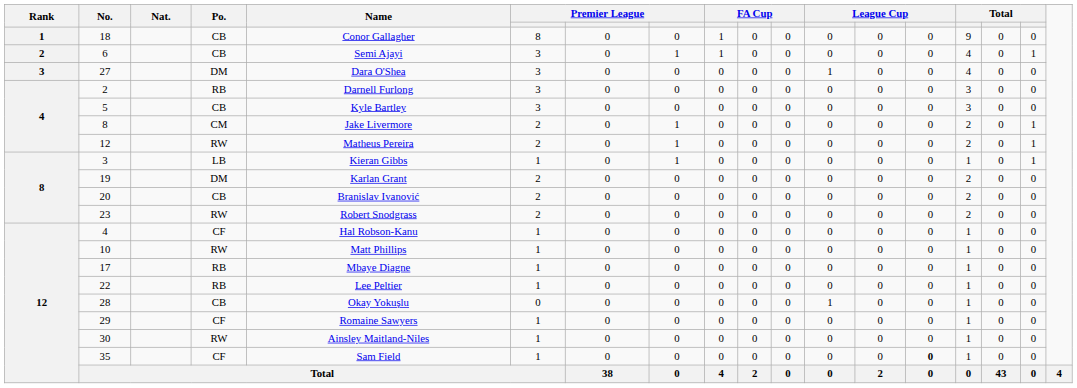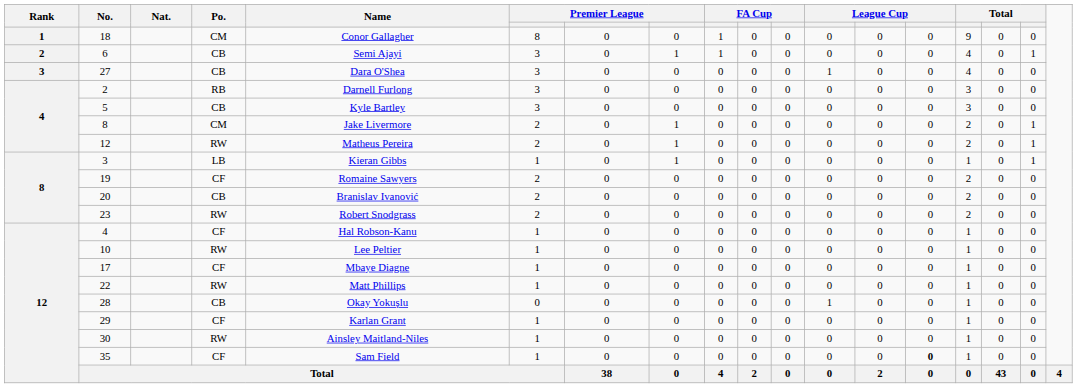(219, 36) CB -> (219, 36) CM
(219, 71) DM -> (219, 71) CB
(219, 178) DM -> (219, 178) CF
(378, 178) Karlan Grant -> (377, 178) Romaine Sawyers
(378, 249) Matt Phillips -> (377, 249) Lee Peltier
(219, 267) RB -> (219, 267) CF
(219, 285) RB -> (219, 285) RW
(378, 285) Lee Peltier -> (377, 285) Matt Phillips
(378, 321) Romaine Sawyers -> (377, 321) Karlan Grant
